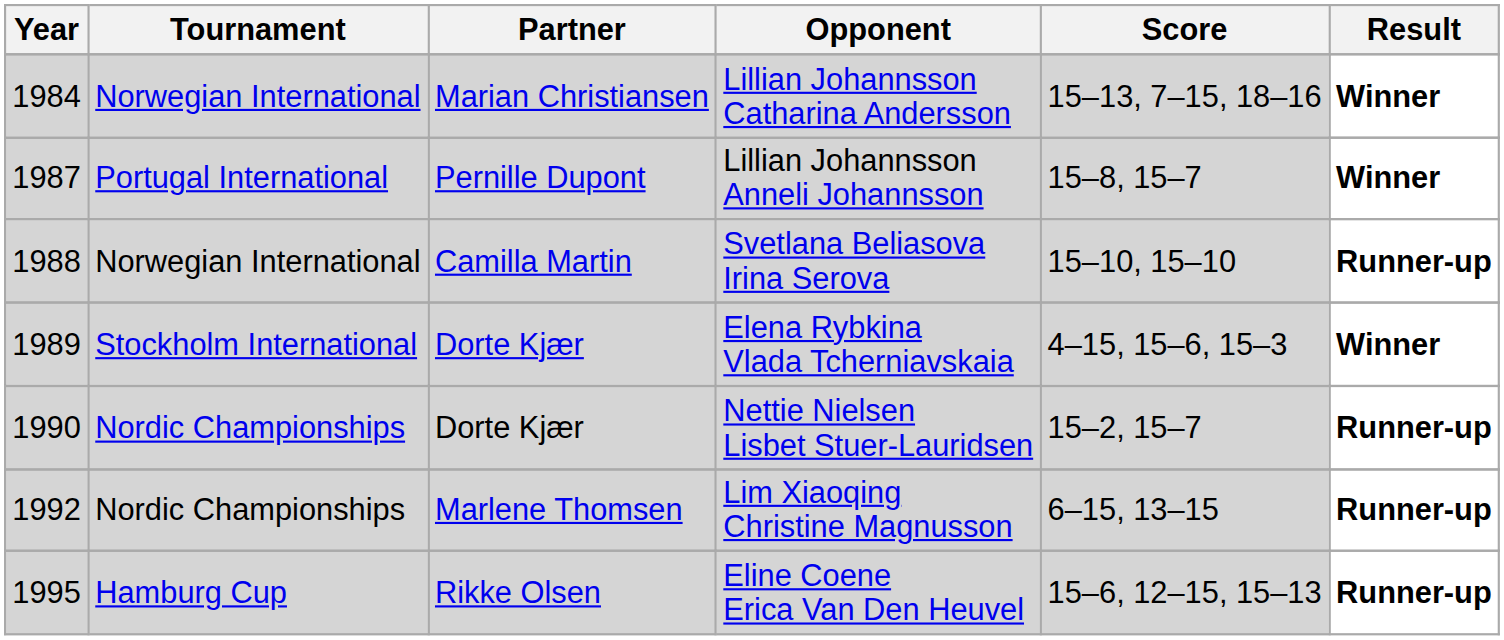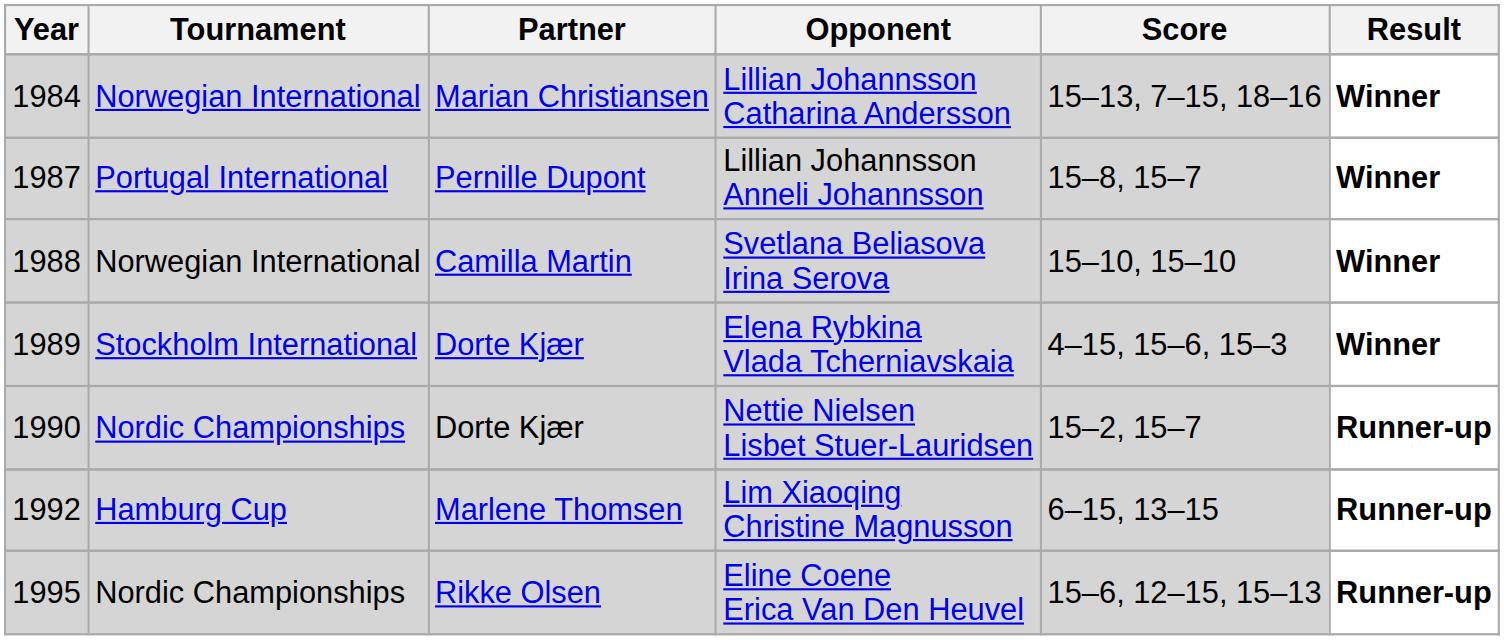(1414, 261) Runner-up -> (1388, 261) Winner
(250, 510) Nordic Championships -> (191, 510) Hamburg Cup
(191, 593) Hamburg Cup -> (250, 593) Nordic Championships
